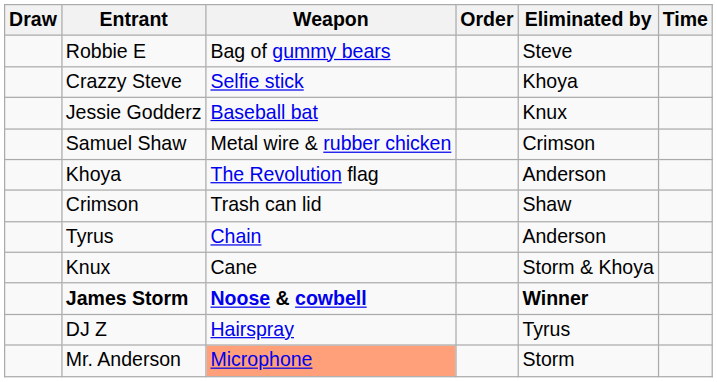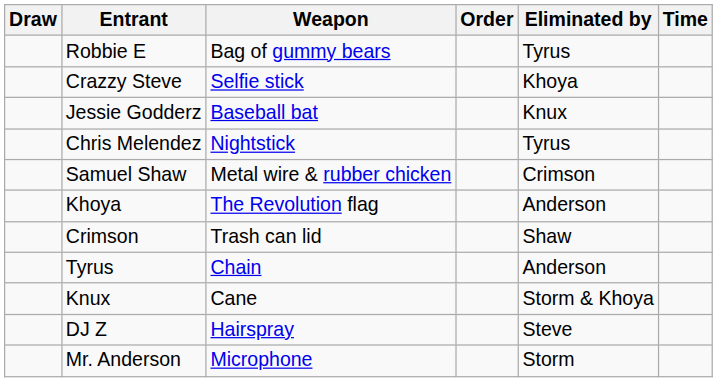(547, 50) Steve -> (546, 50) Tyrus
+ row: (134, 143)
- row: (127, 298)
(546, 329) Tyrus -> (547, 329) Steve
(261, 360) lightsalmon background -> (261, 360) no background
